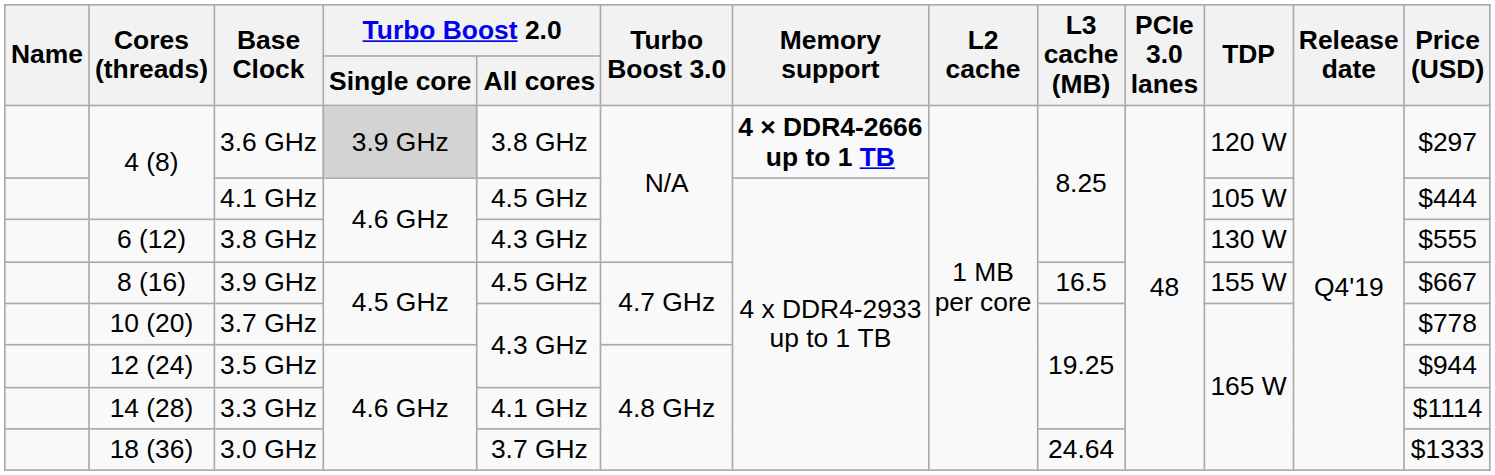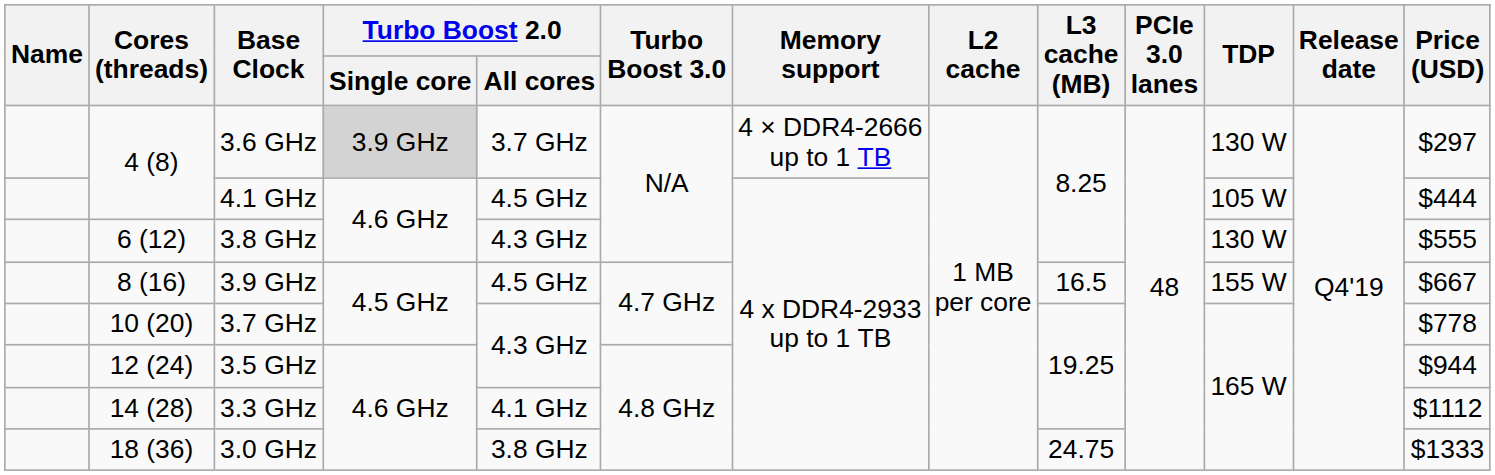(539, 141) 3.8 GHz -> (539, 141) 3.7 GHz
(830, 141) bold -> (830, 141) normal
(1249, 141) 120 W -> (1249, 141) 130 W
(1448, 407) $1114 -> (1448, 407) $1112
(539, 449) 3.7 GHz -> (539, 449) 3.8 GHz
(1081, 449) 24.64 -> (1081, 449) 24.75
